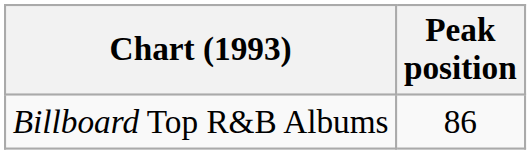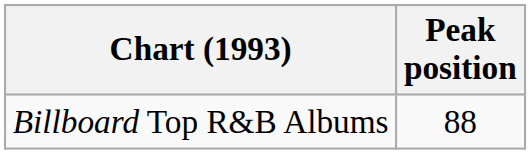(460, 121) 86 -> (460, 121) 88
